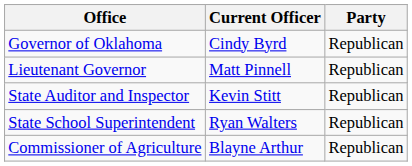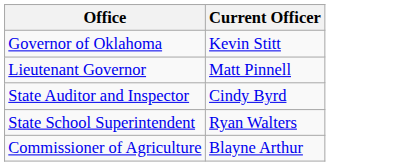- column: (366, 17)
(248, 43) Cindy Byrd -> (245, 43) Kevin Stitt
(245, 95) Kevin Stitt -> (248, 95) Cindy Byrd
